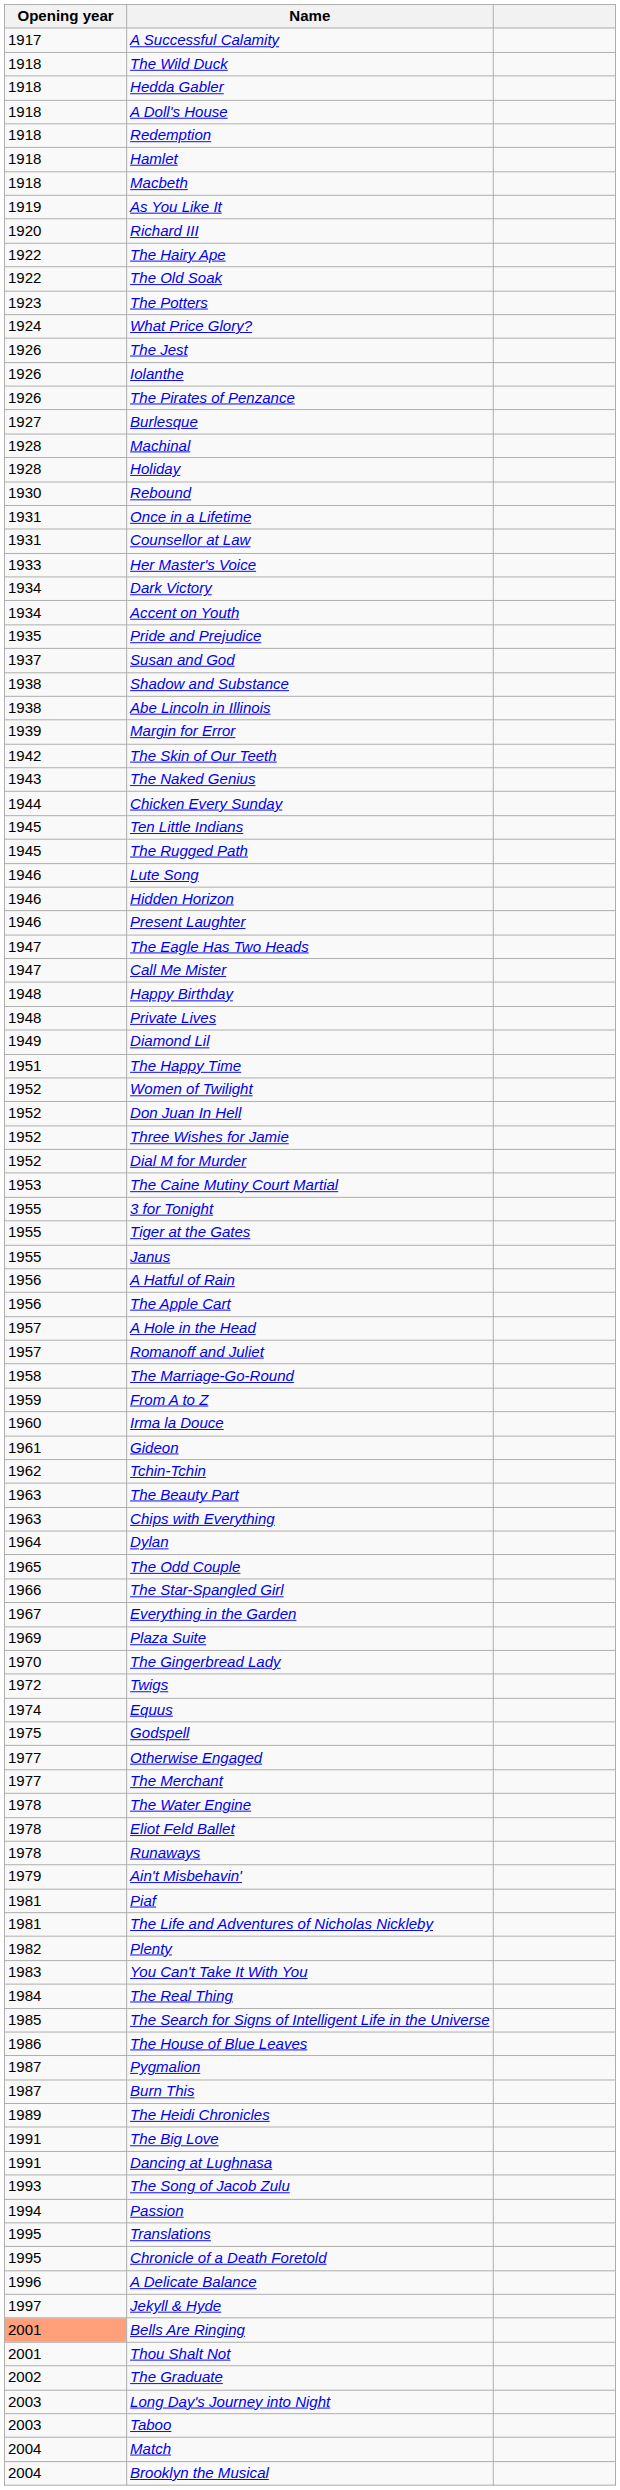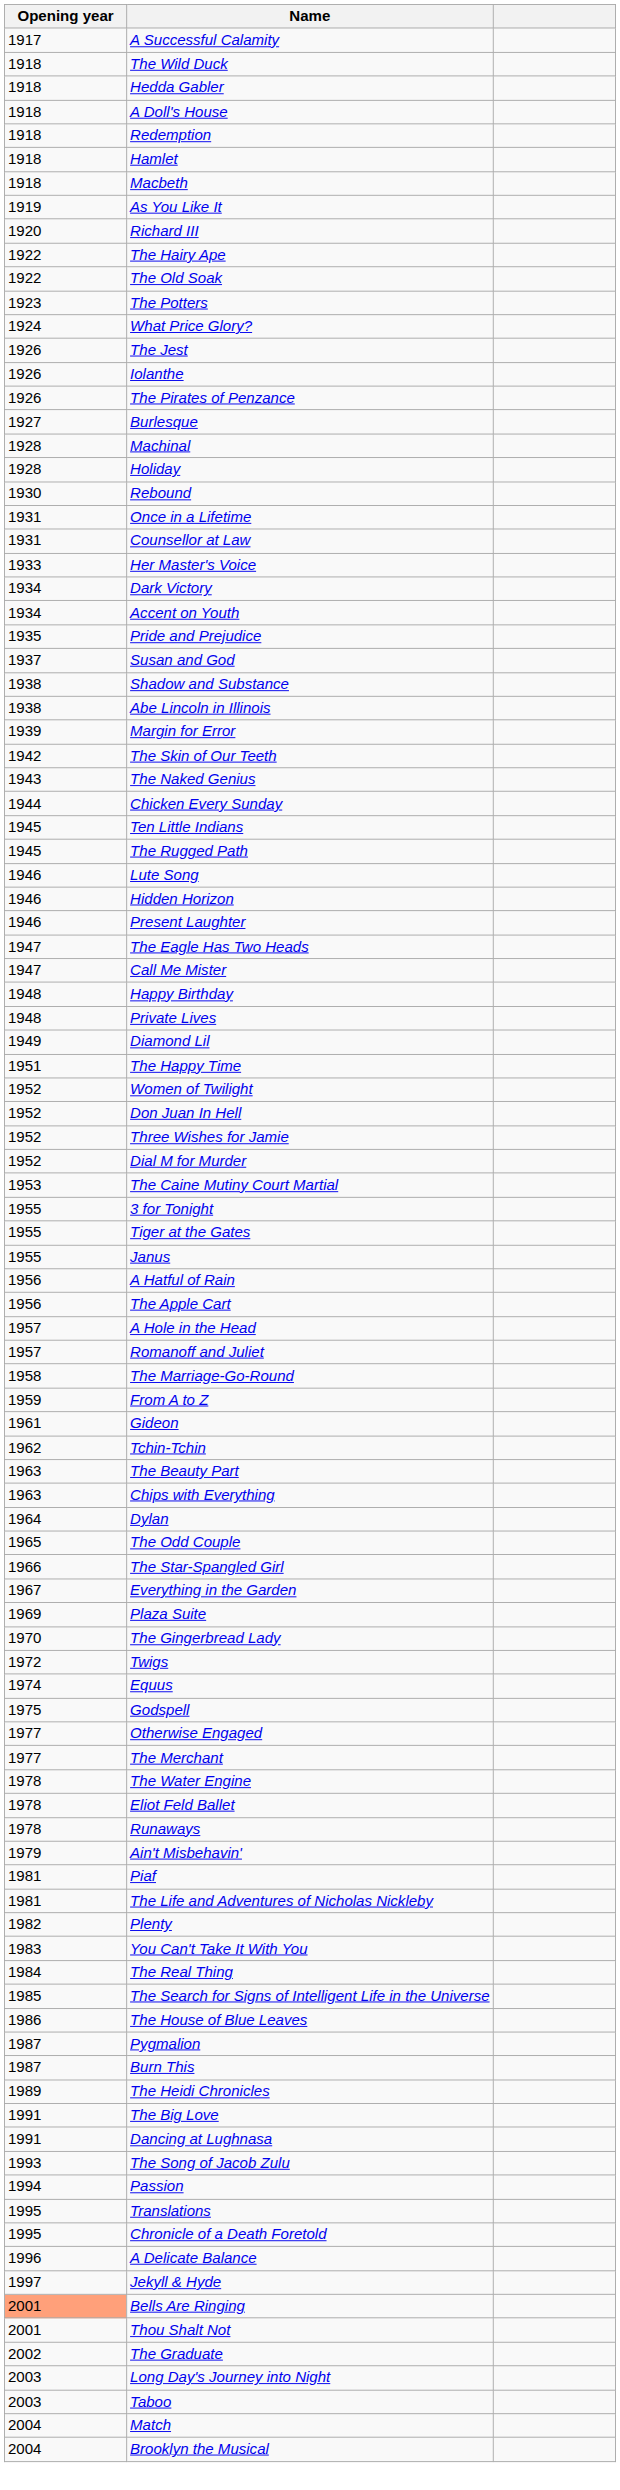- row: (177, 1423)
